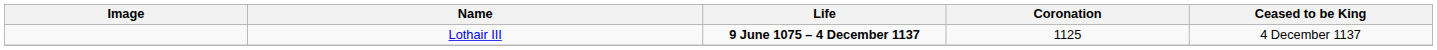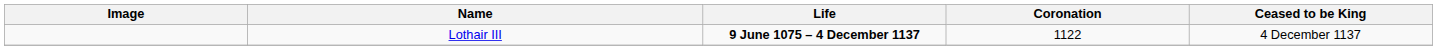(1068, 34) 1125 -> (1068, 34) 1122
